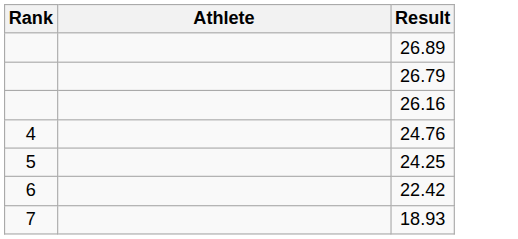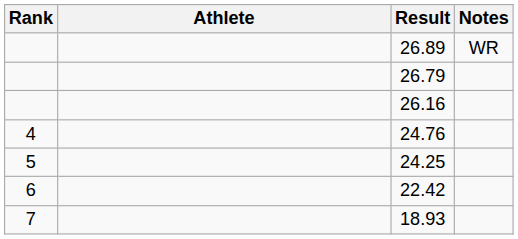+ column: (484, 18)
